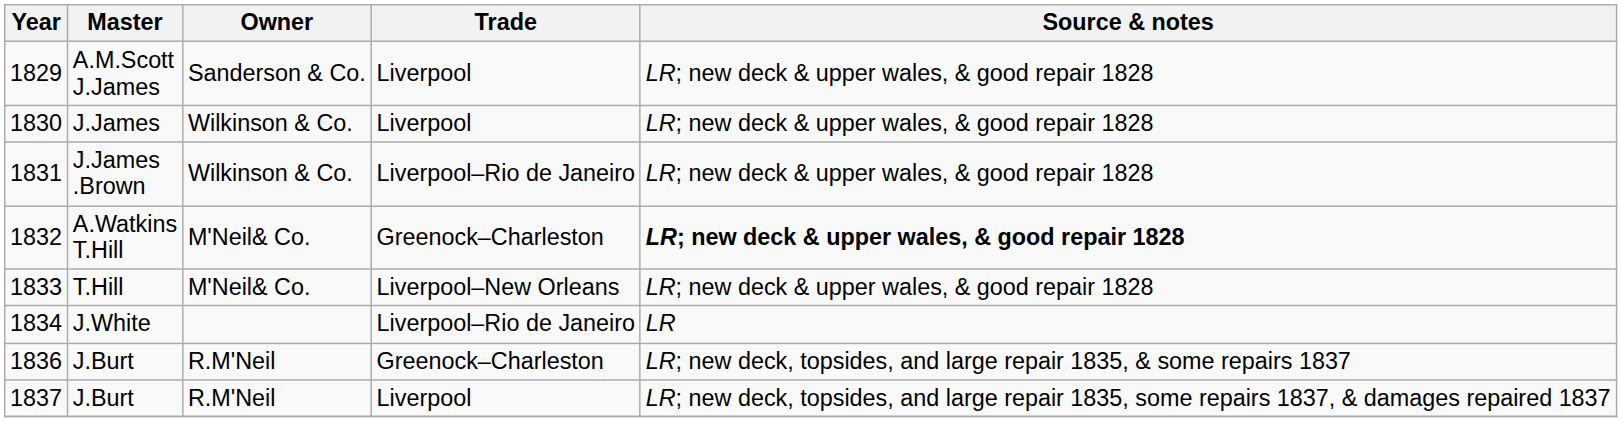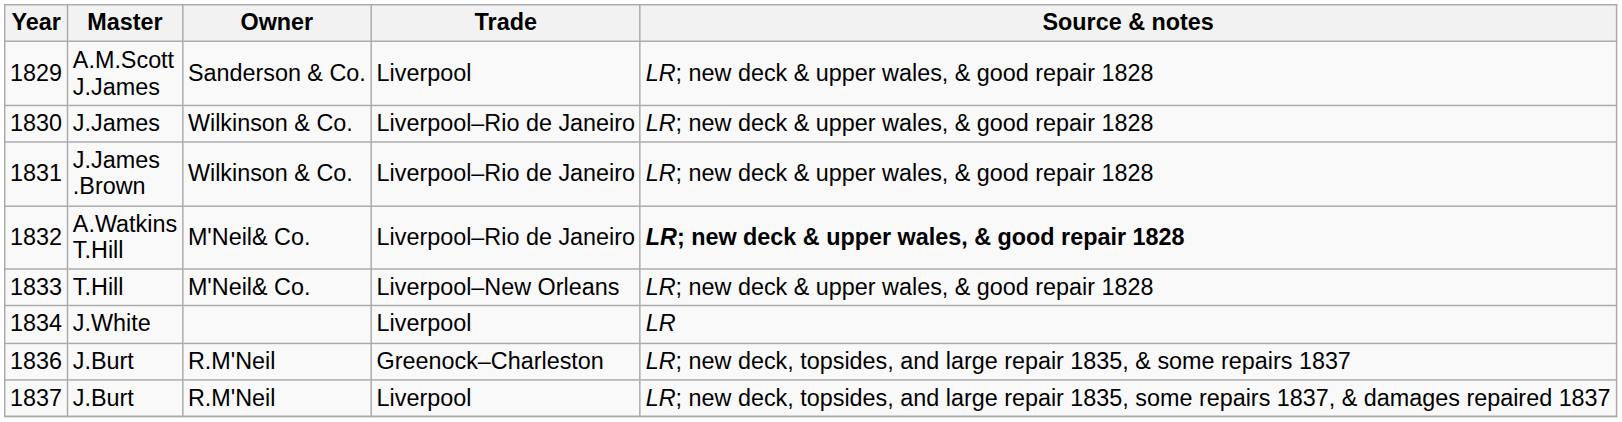(424, 123) Liverpool -> (506, 123) Liverpool–Rio de Janeiro
(490, 236) Greenock–Charleston -> (506, 236) Liverpool–Rio de Janeiro
(506, 324) Liverpool–Rio de Janeiro -> (424, 324) Liverpool
